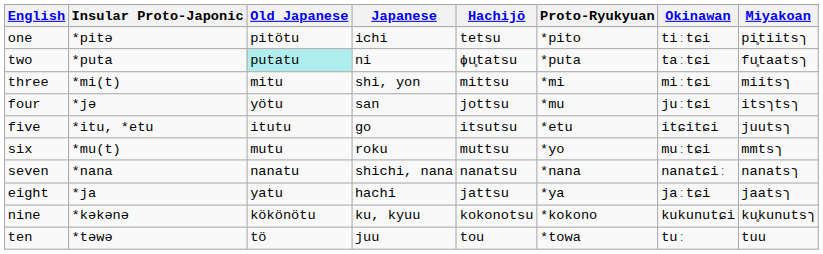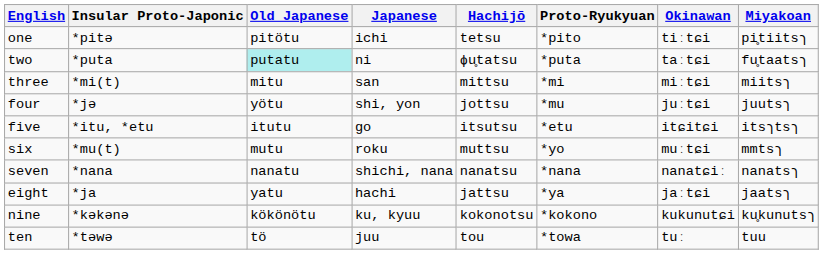(388, 82) shi, yon -> (367, 82) san
(367, 105) san -> (388, 105) shi, yon
(770, 105) itsɿtsɿ -> (766, 105) juutsɿ
(766, 127) juutsɿ -> (770, 127) itsɿtsɿ
